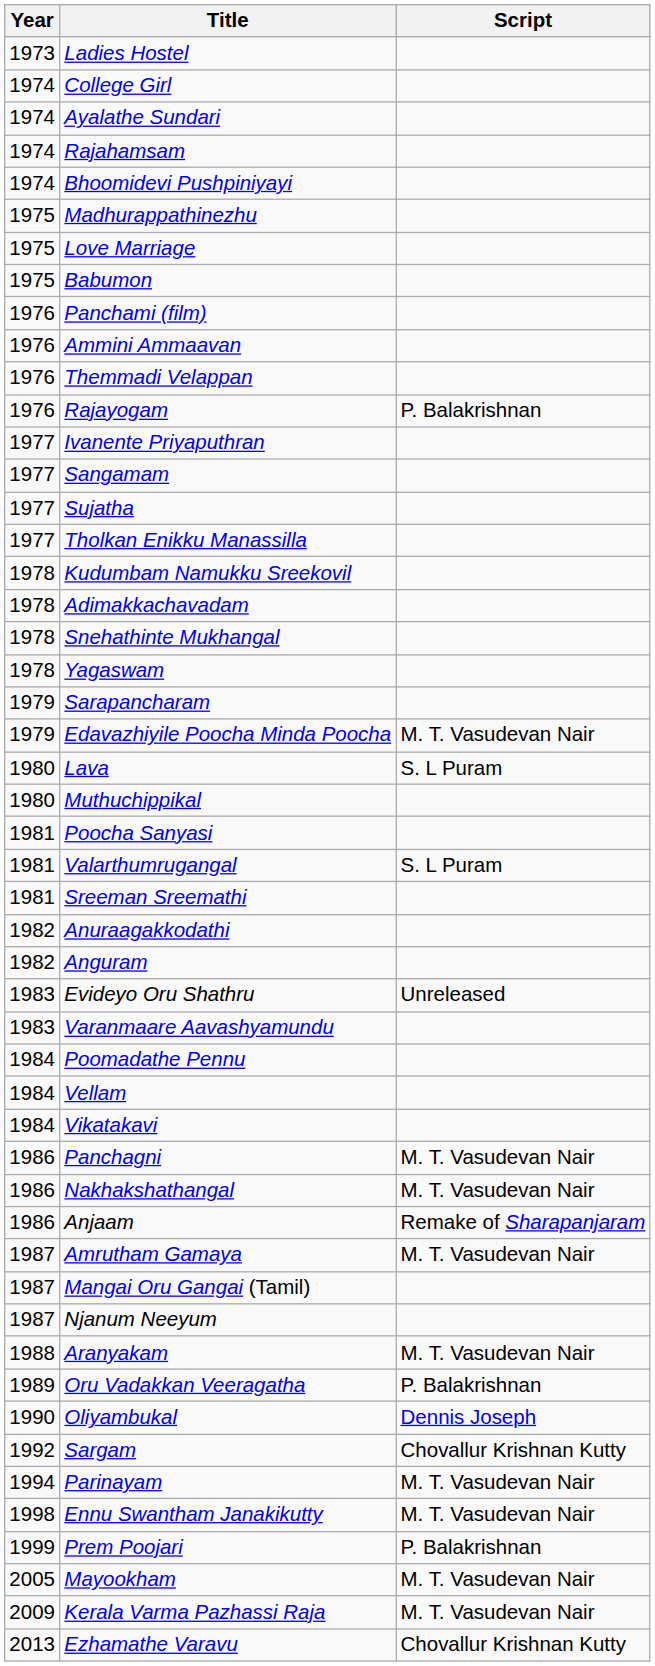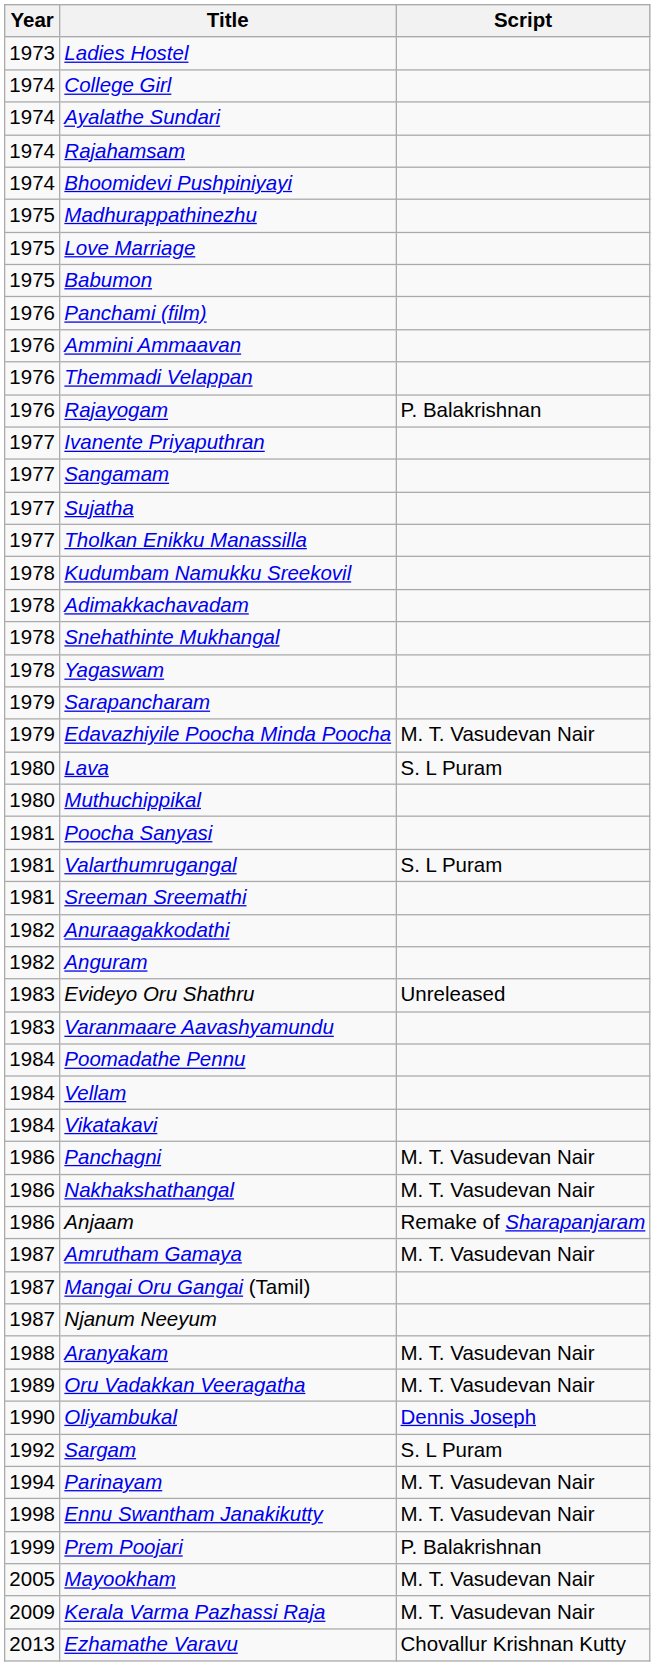(471, 1384) P. Balakrishnan -> (498, 1384) M. T. Vasudevan Nair
(513, 1449) Chovallur Krishnan Kutty -> (451, 1449) S. L Puram
